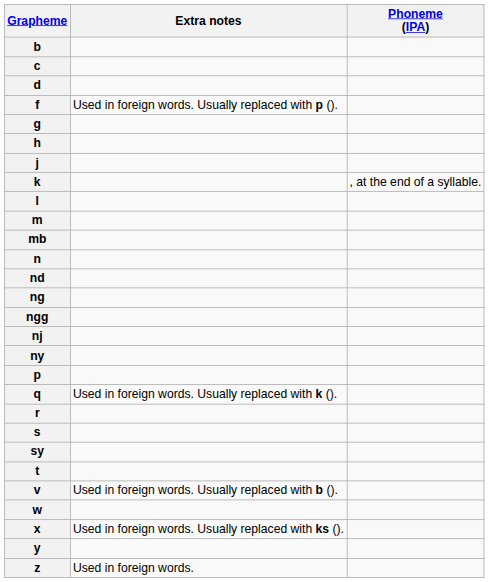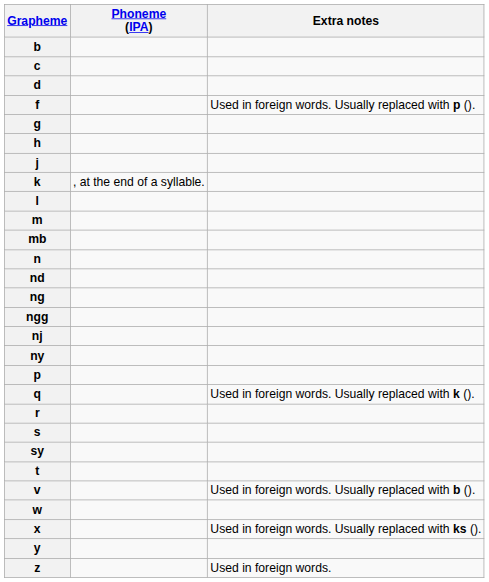columns swapped: (415, 20) <-> (208, 20)
